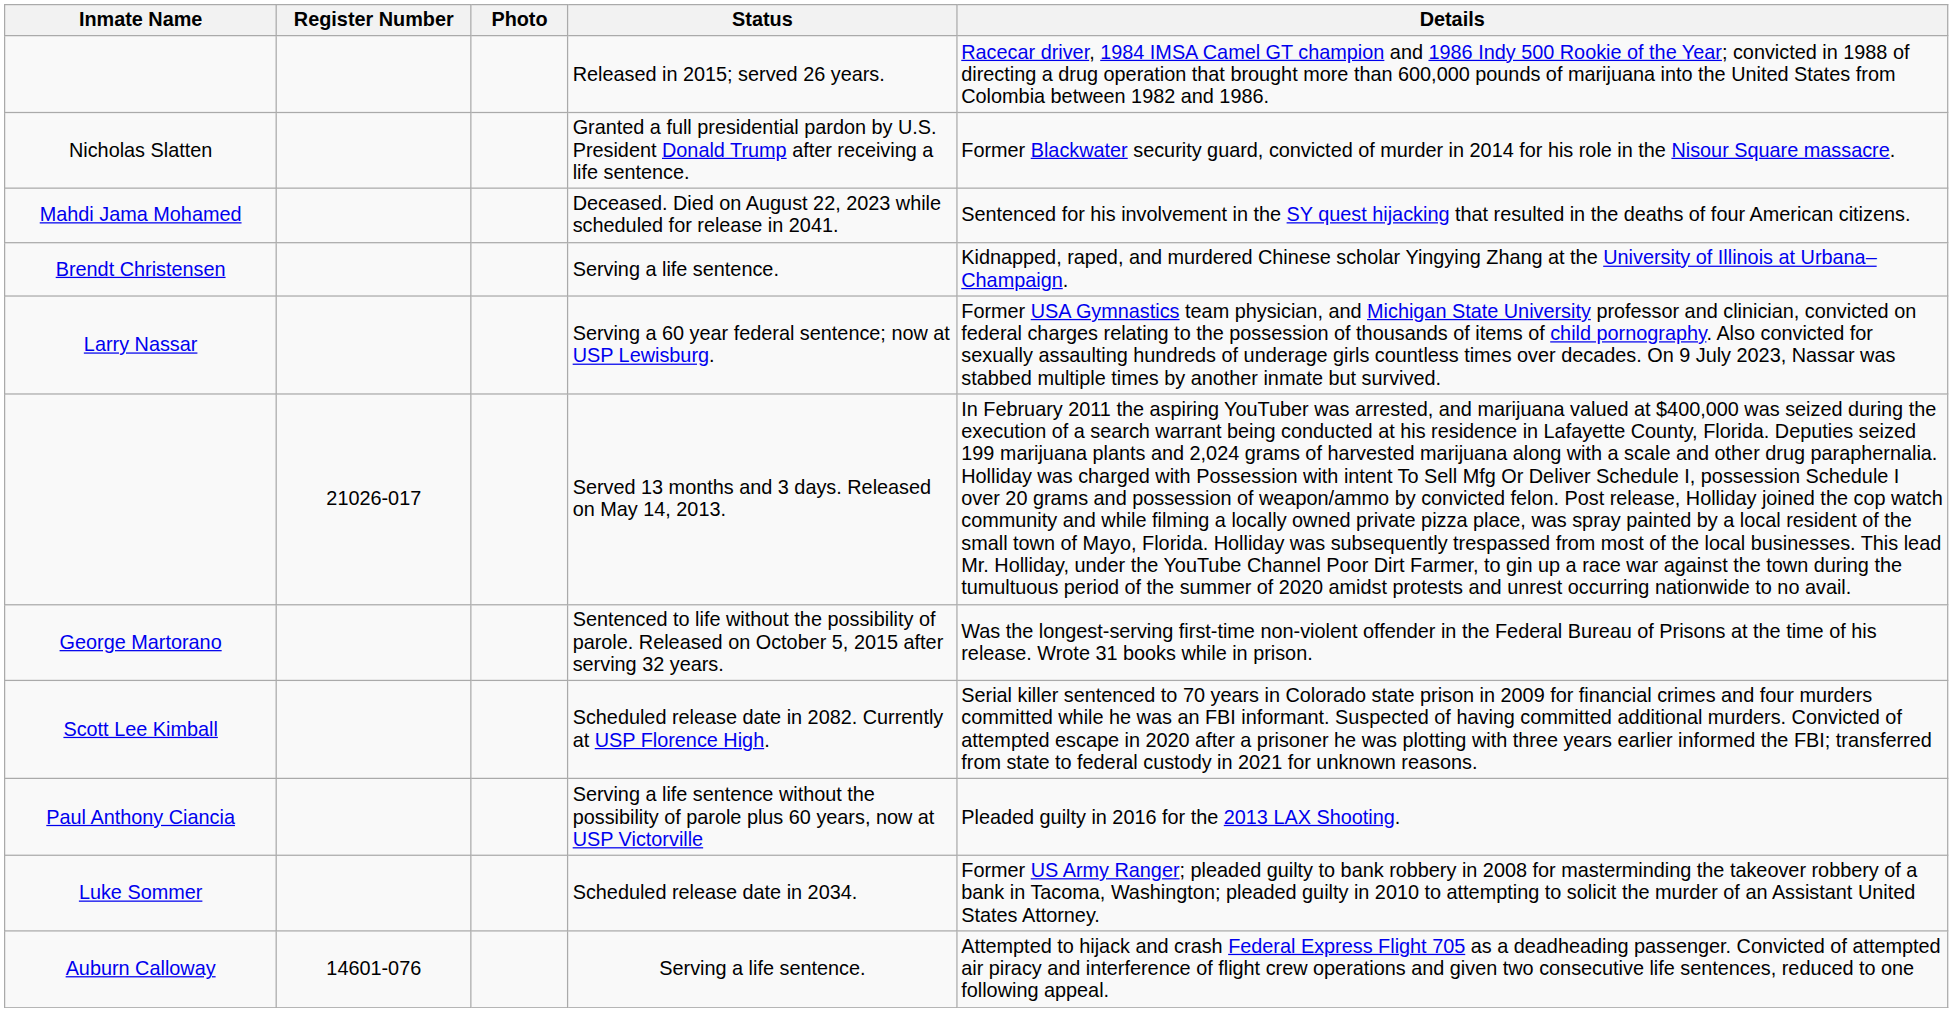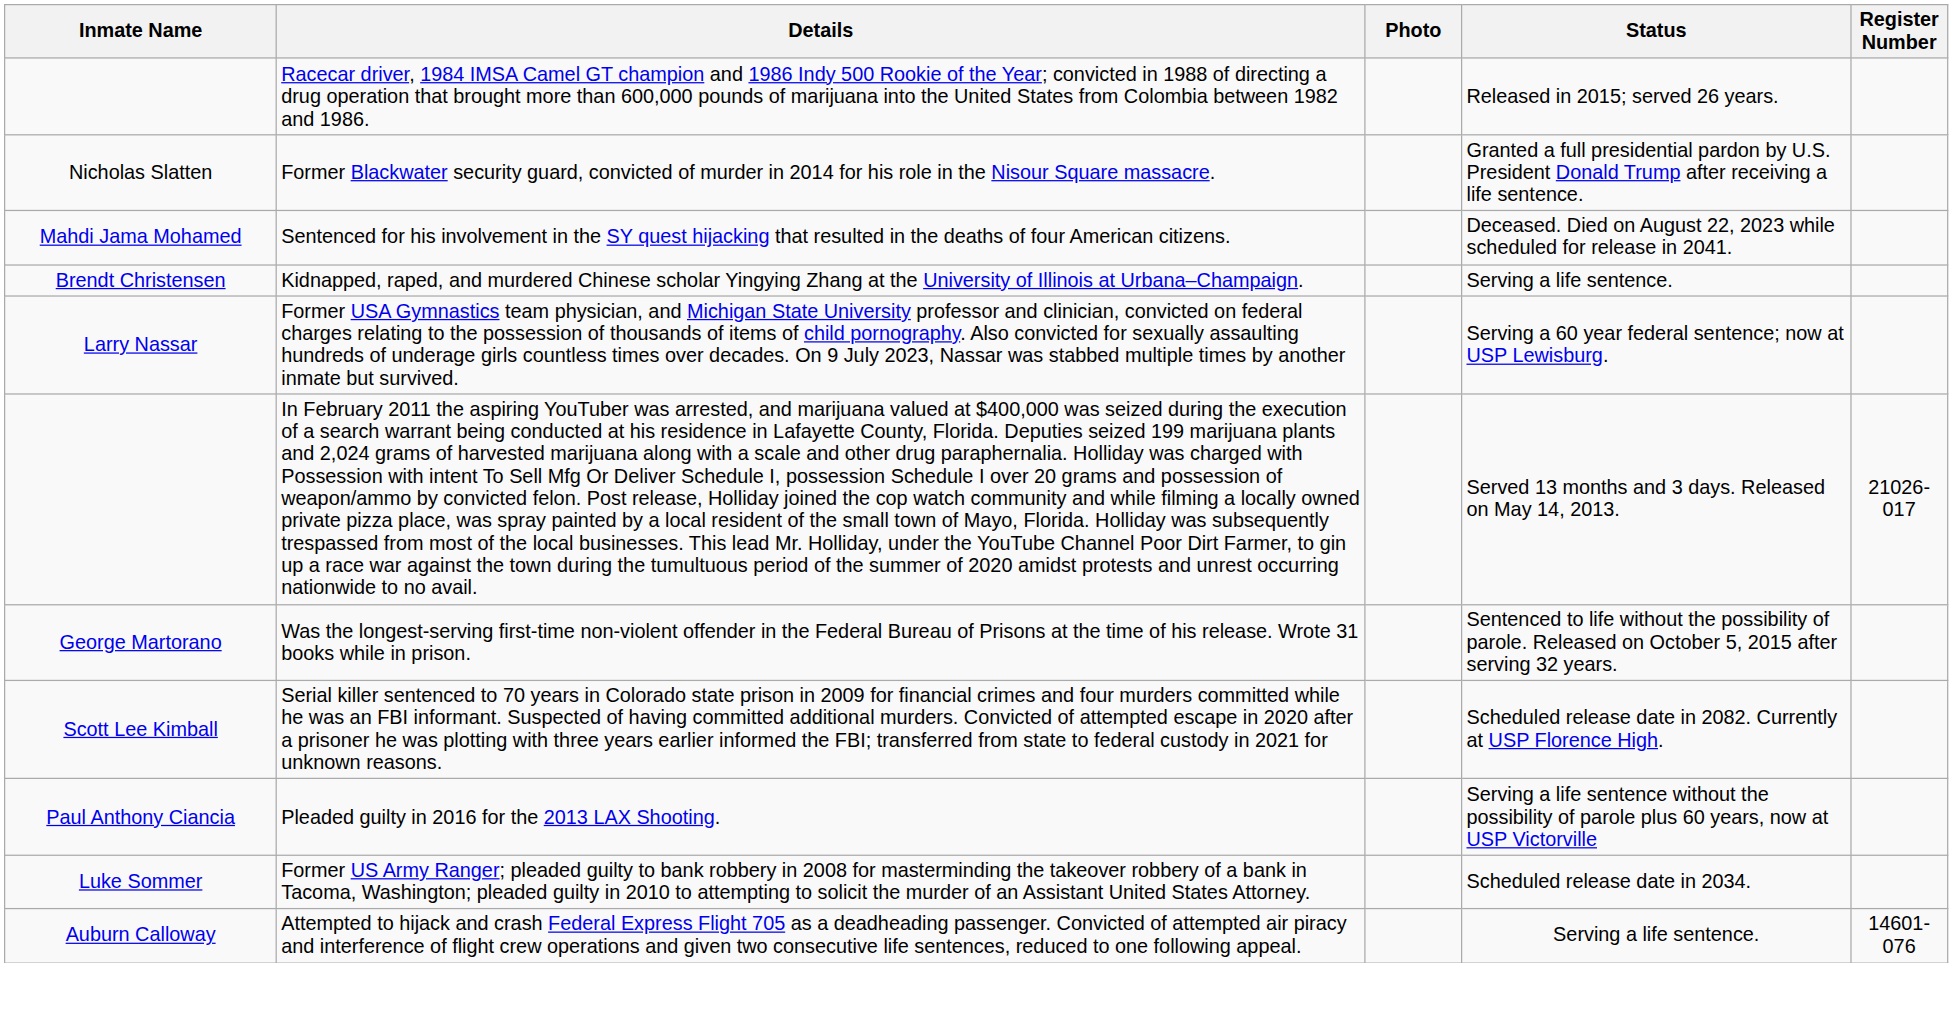columns swapped: (374, 20) <-> (1452, 20)
